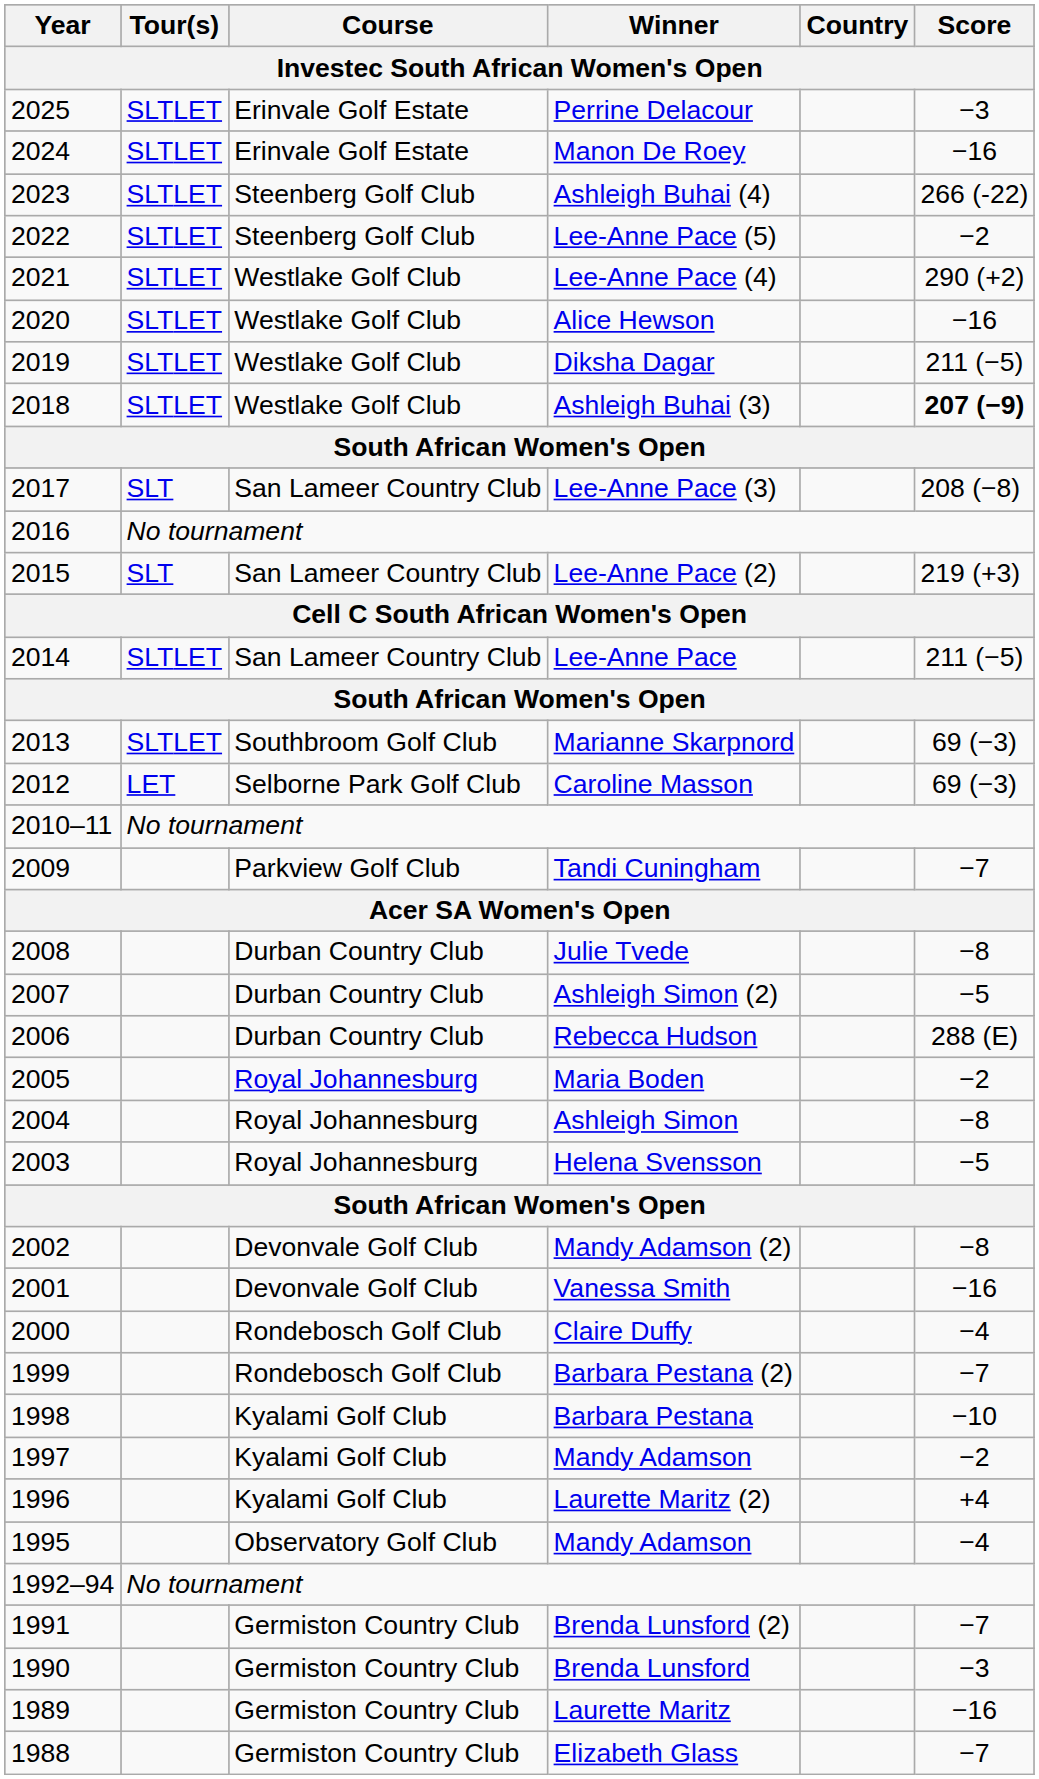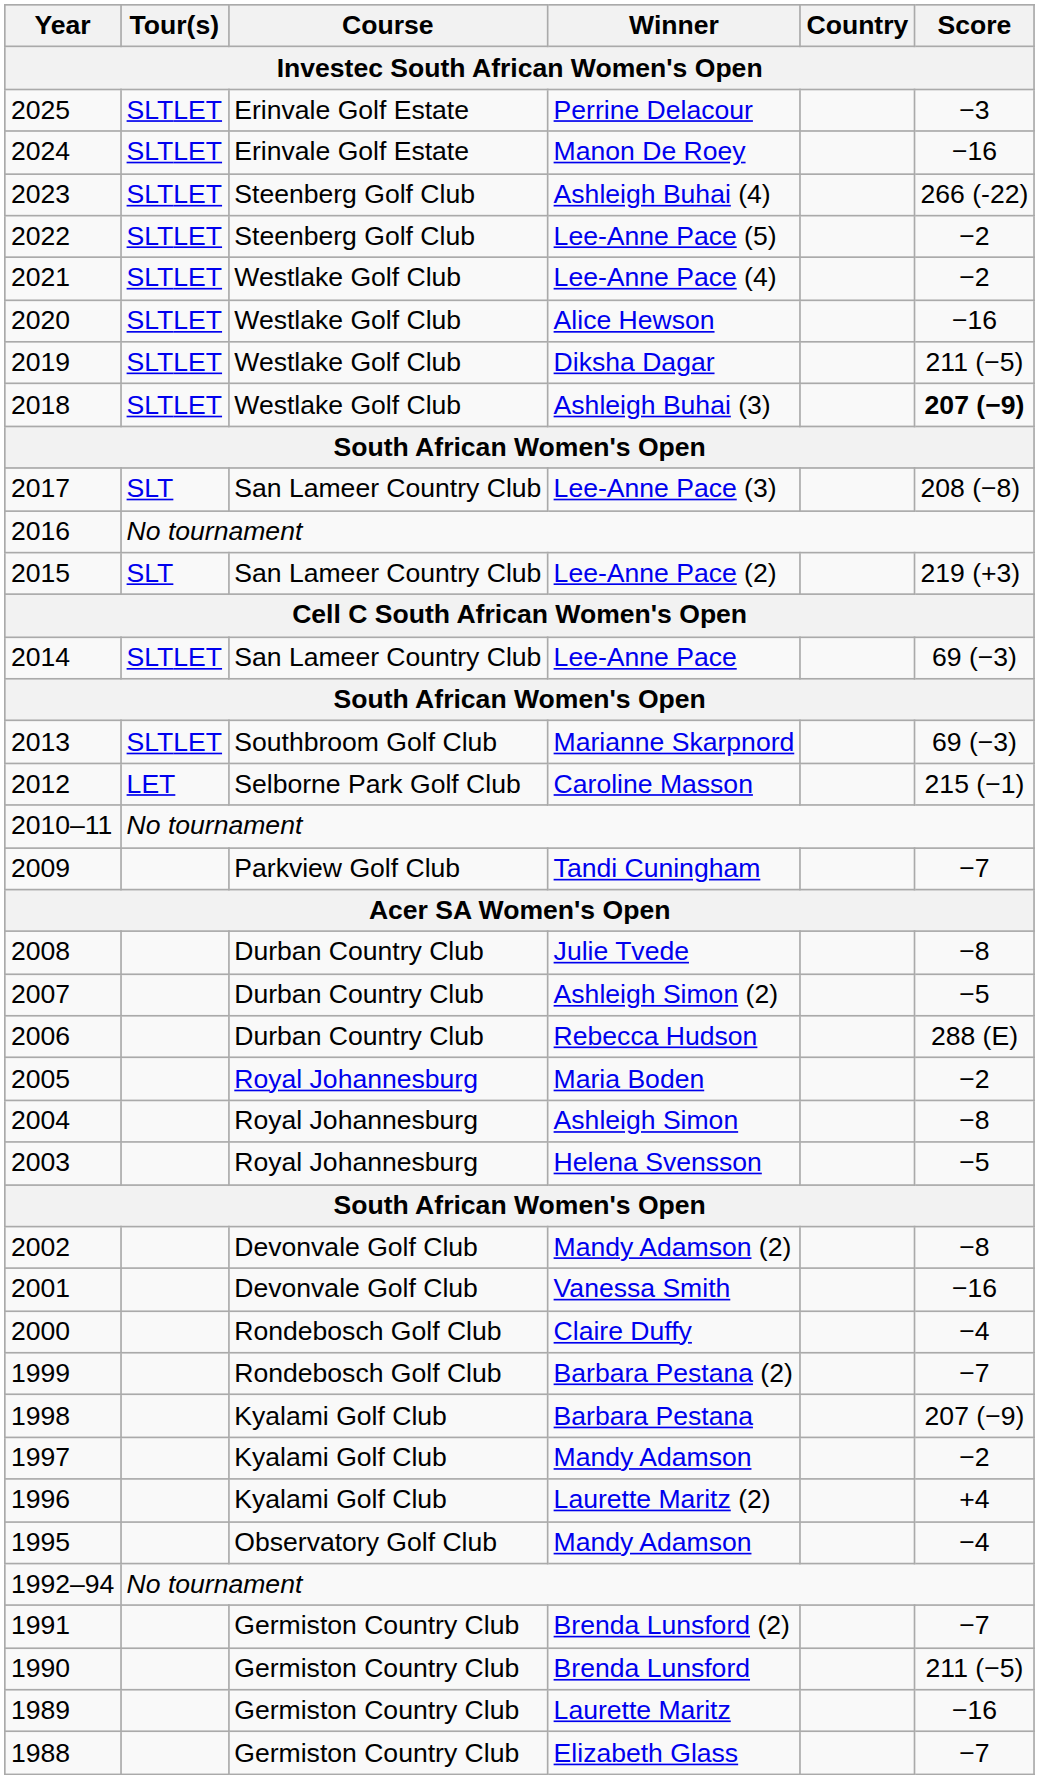(974, 278) 290 (+2) -> (974, 278) −2
(974, 657) 211 (−5) -> (974, 657) 69 (−3)
(974, 783) 69 (−3) -> (974, 783) 215 (−1)
(974, 1415) −10 -> (974, 1415) 207 (−9)
(974, 1668) −3 -> (974, 1668) 211 (−5)
